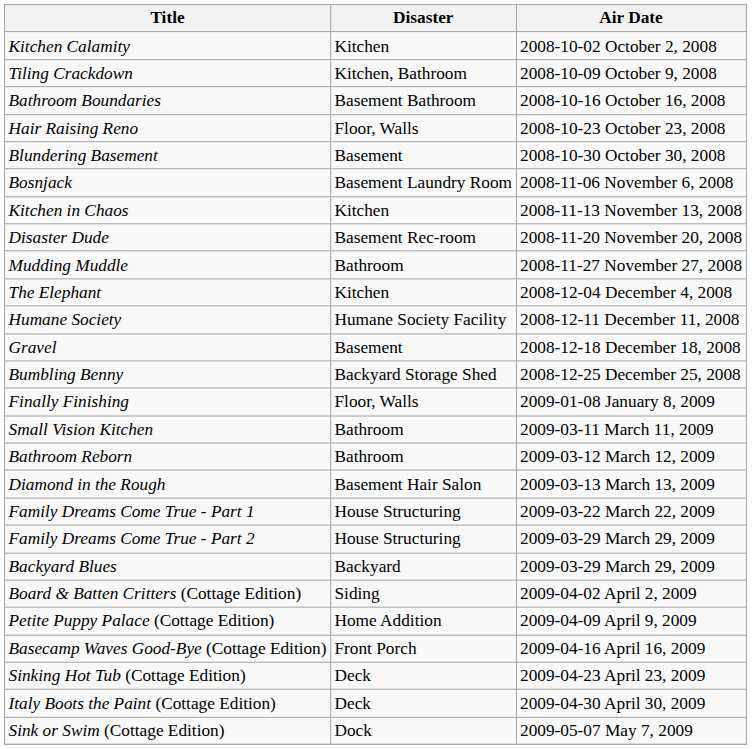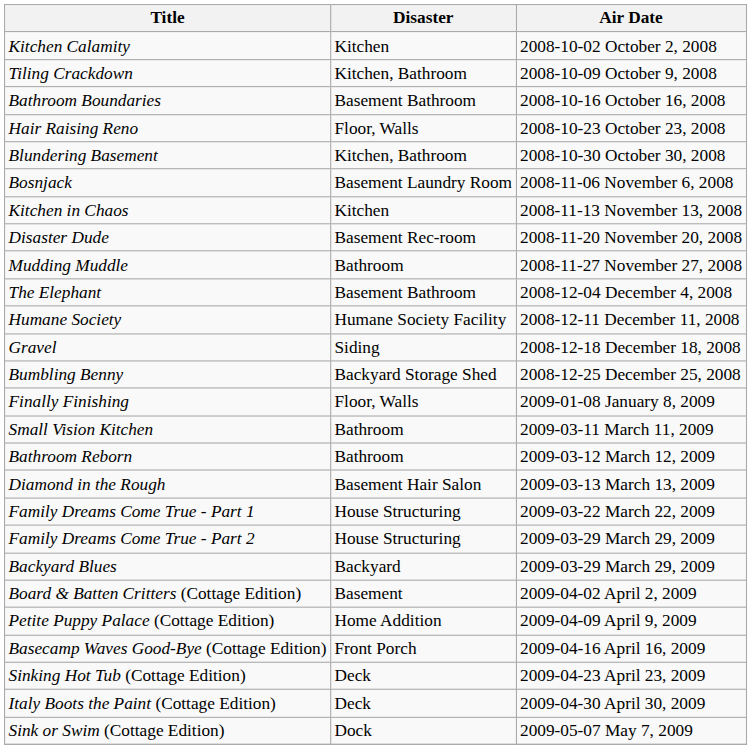(369, 155) Basement -> (401, 155) Kitchen, Bathroom
(362, 292) Kitchen -> (405, 292) Basement Bathroom
(369, 347) Basement -> (357, 347) Siding
(357, 593) Siding -> (369, 593) Basement
